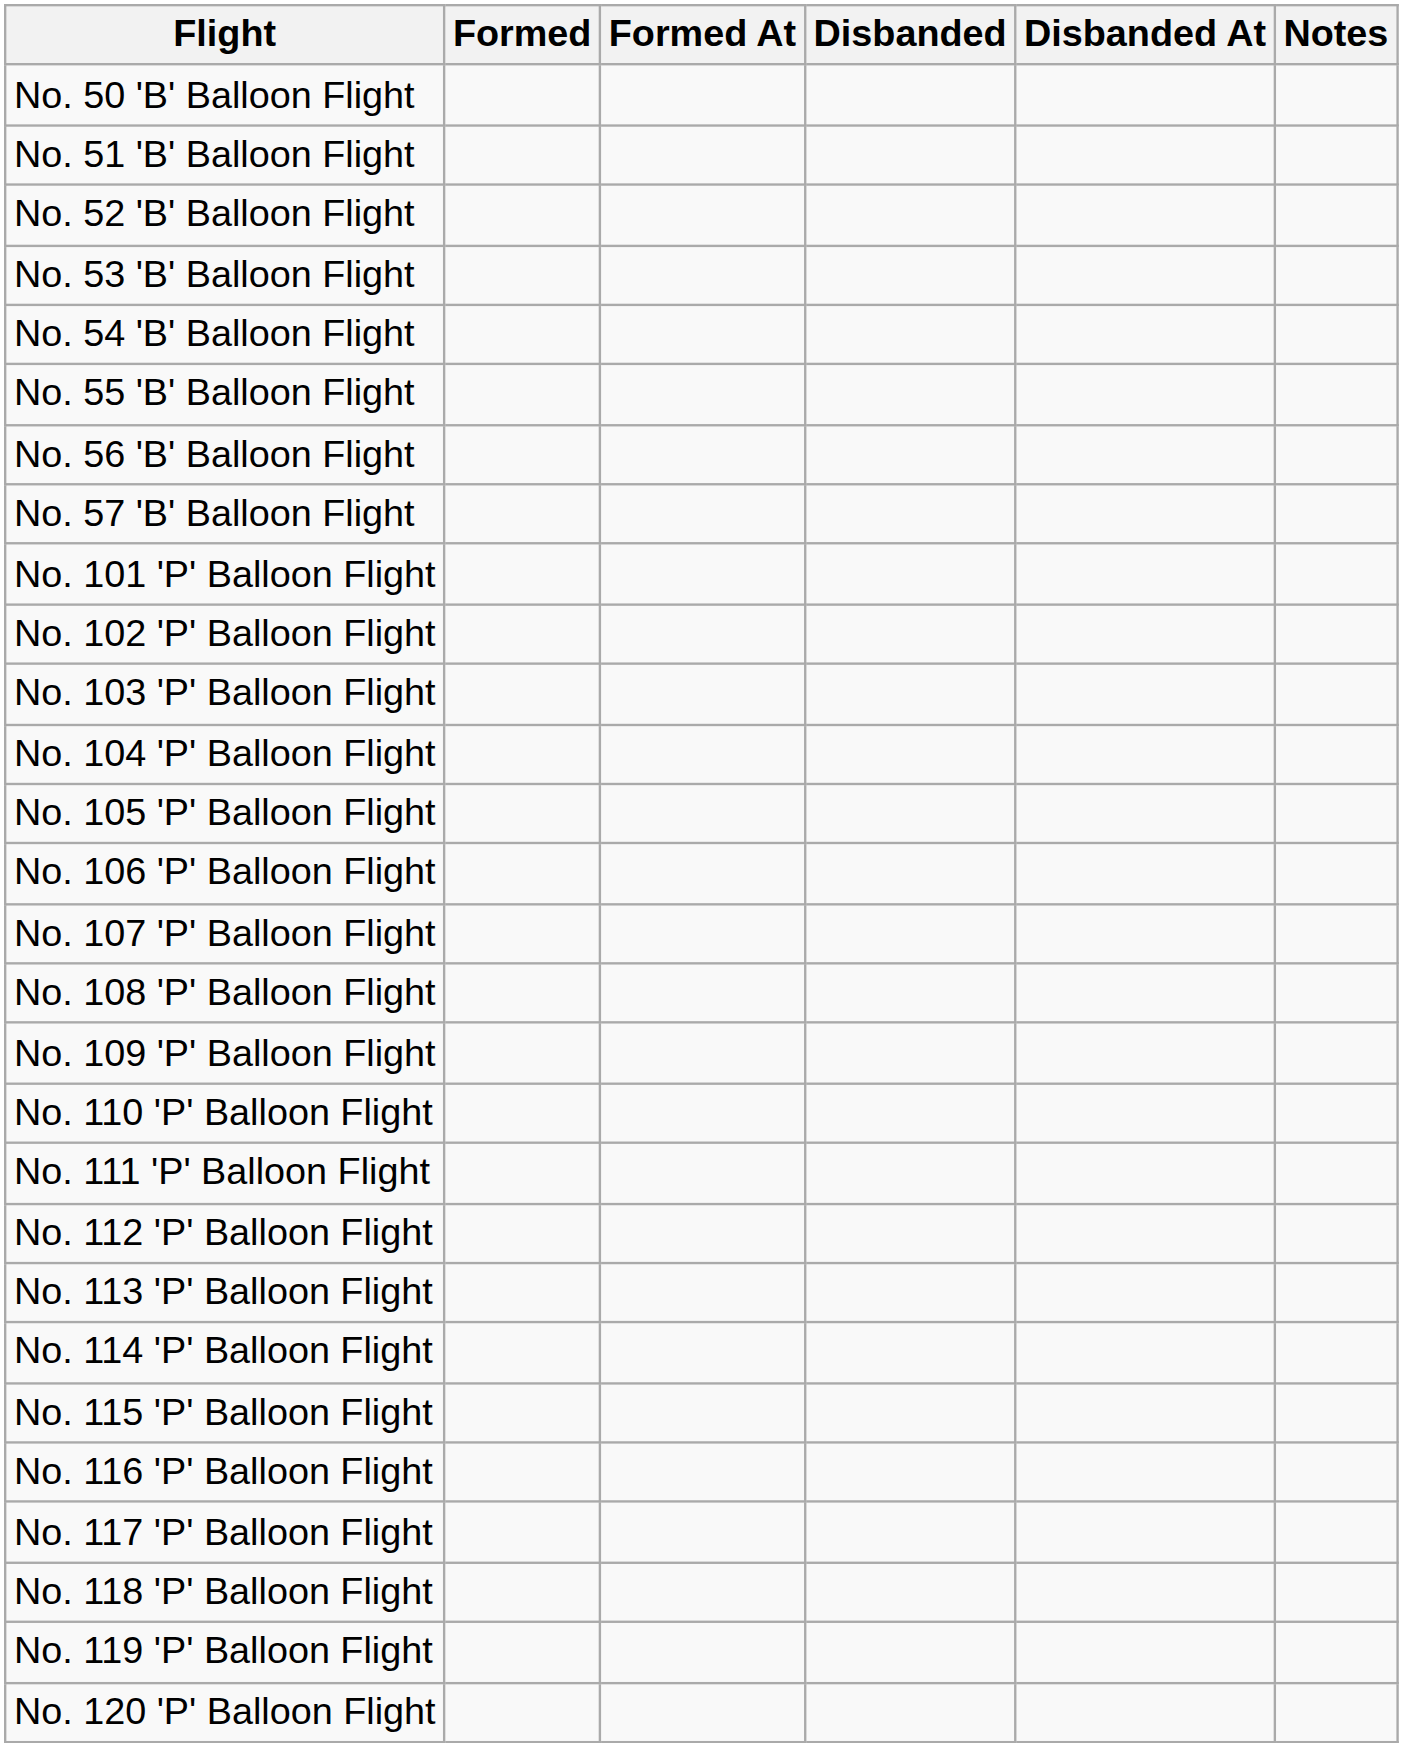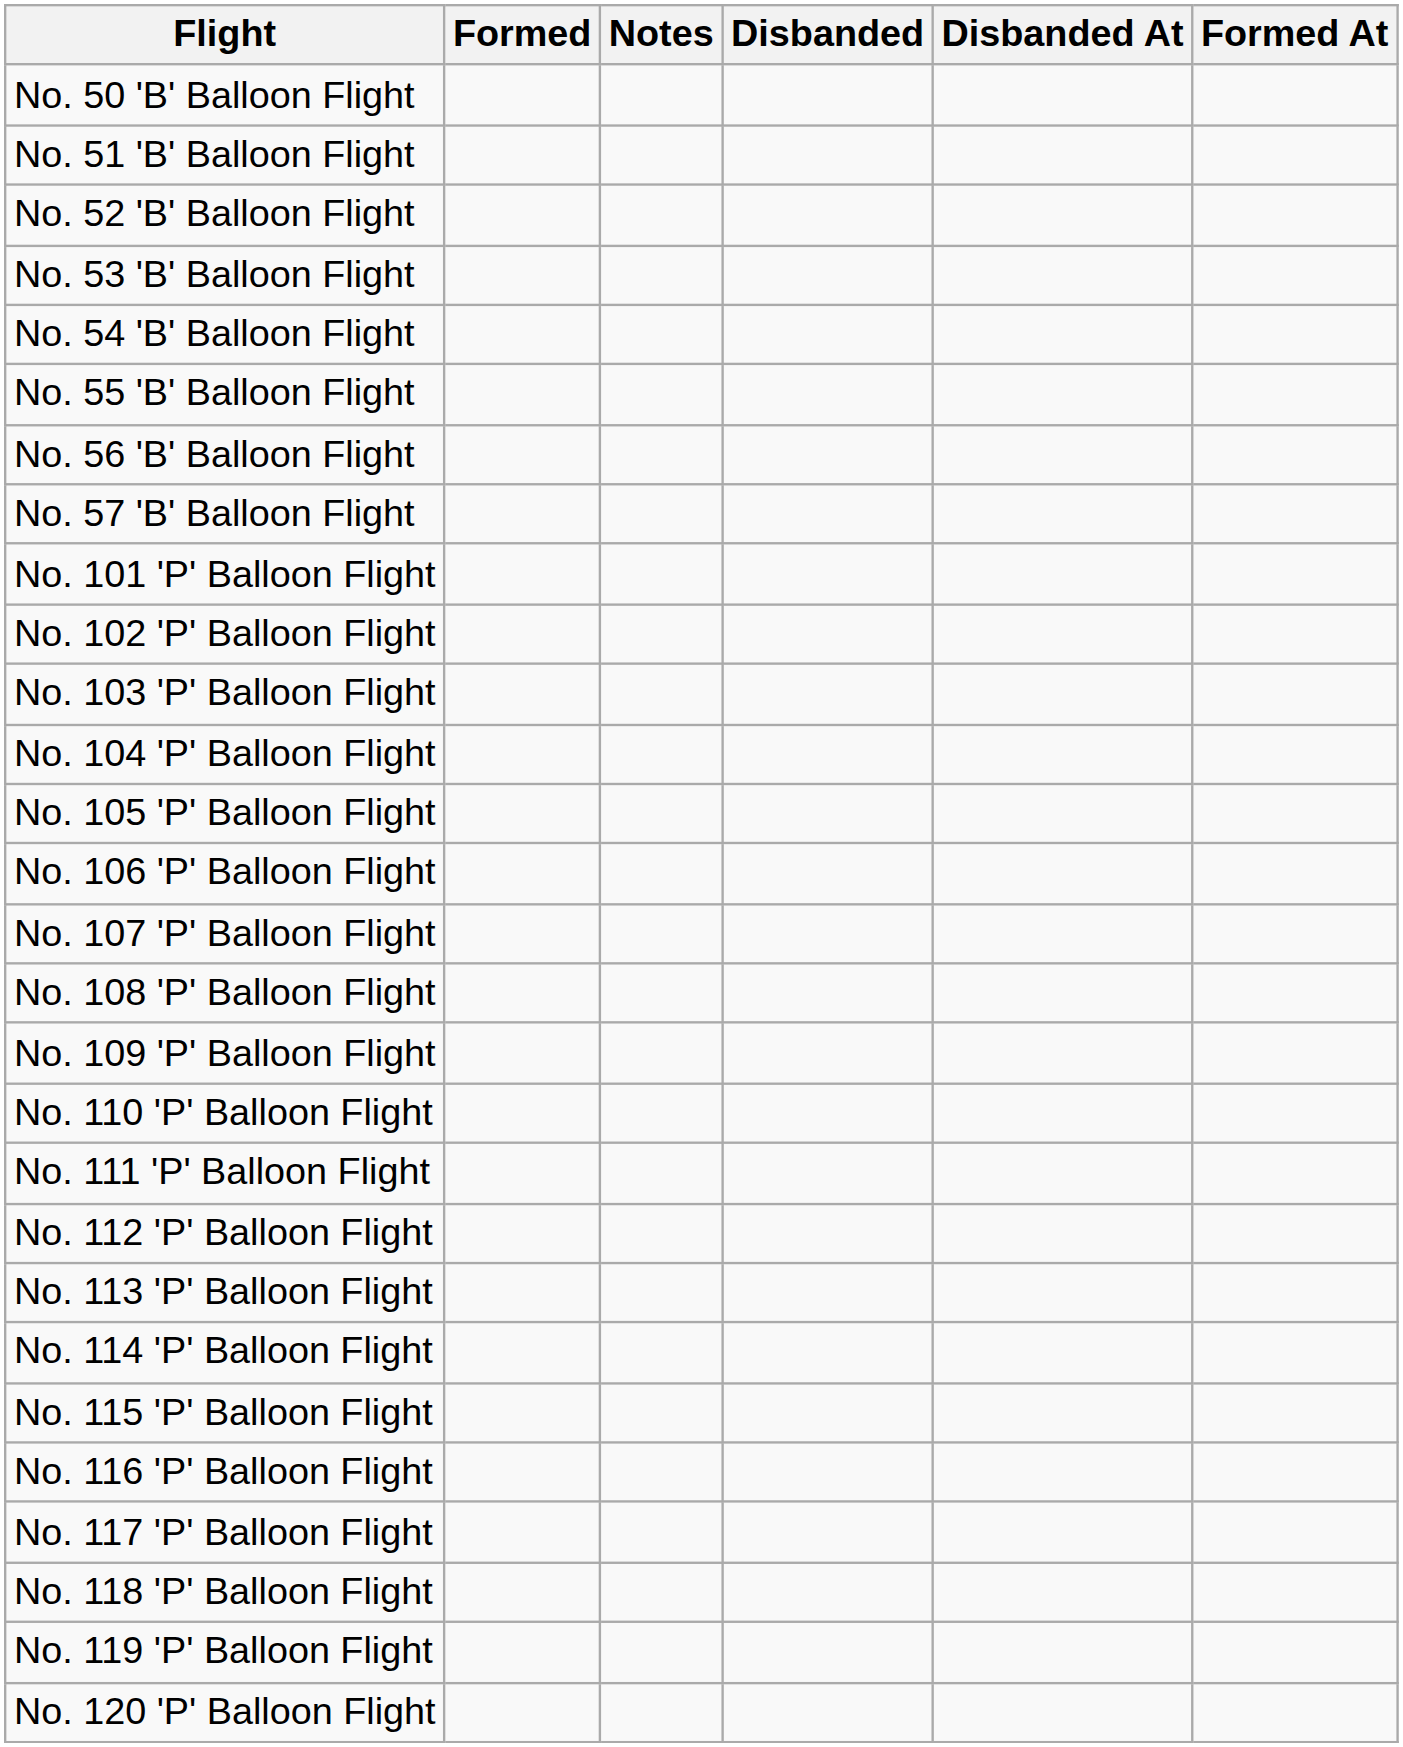columns swapped: (702, 34) <-> (1336, 34)
